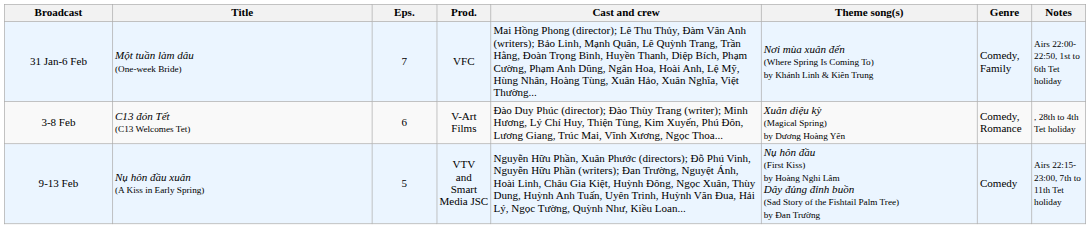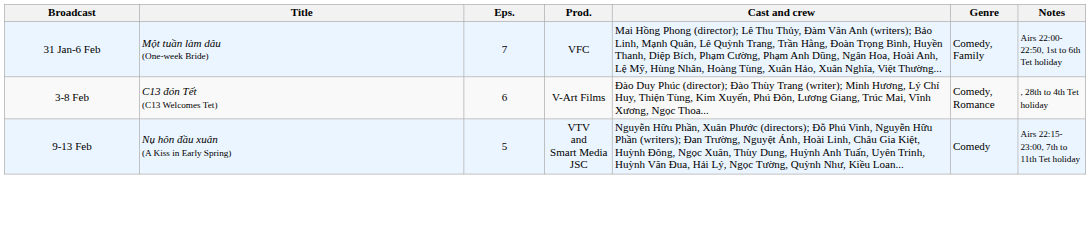- column: (869, 13)
